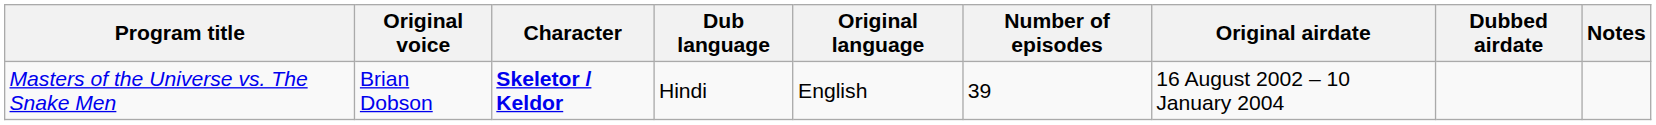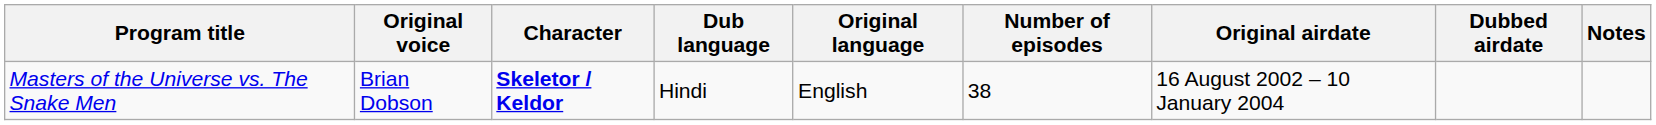(979, 90) 39 -> (979, 90) 38
